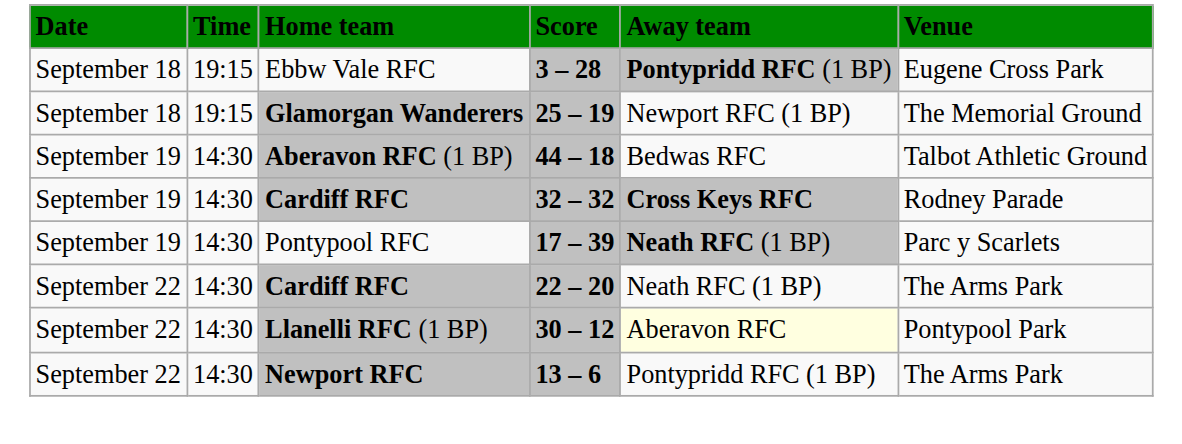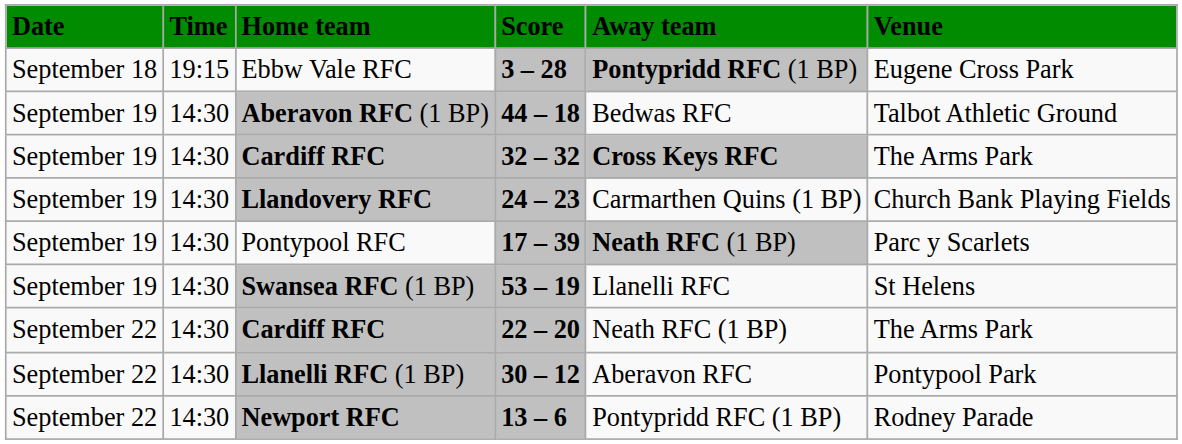- row: (394, 112)
(984, 199) Rodney Parade -> (953, 156) The Arms Park
+ row: (337, 199)
+ row: (358, 286)
(706, 329) lightyellow background -> (672, 373) no background
(983, 373) The Arms Park -> (954, 416) Rodney Parade
